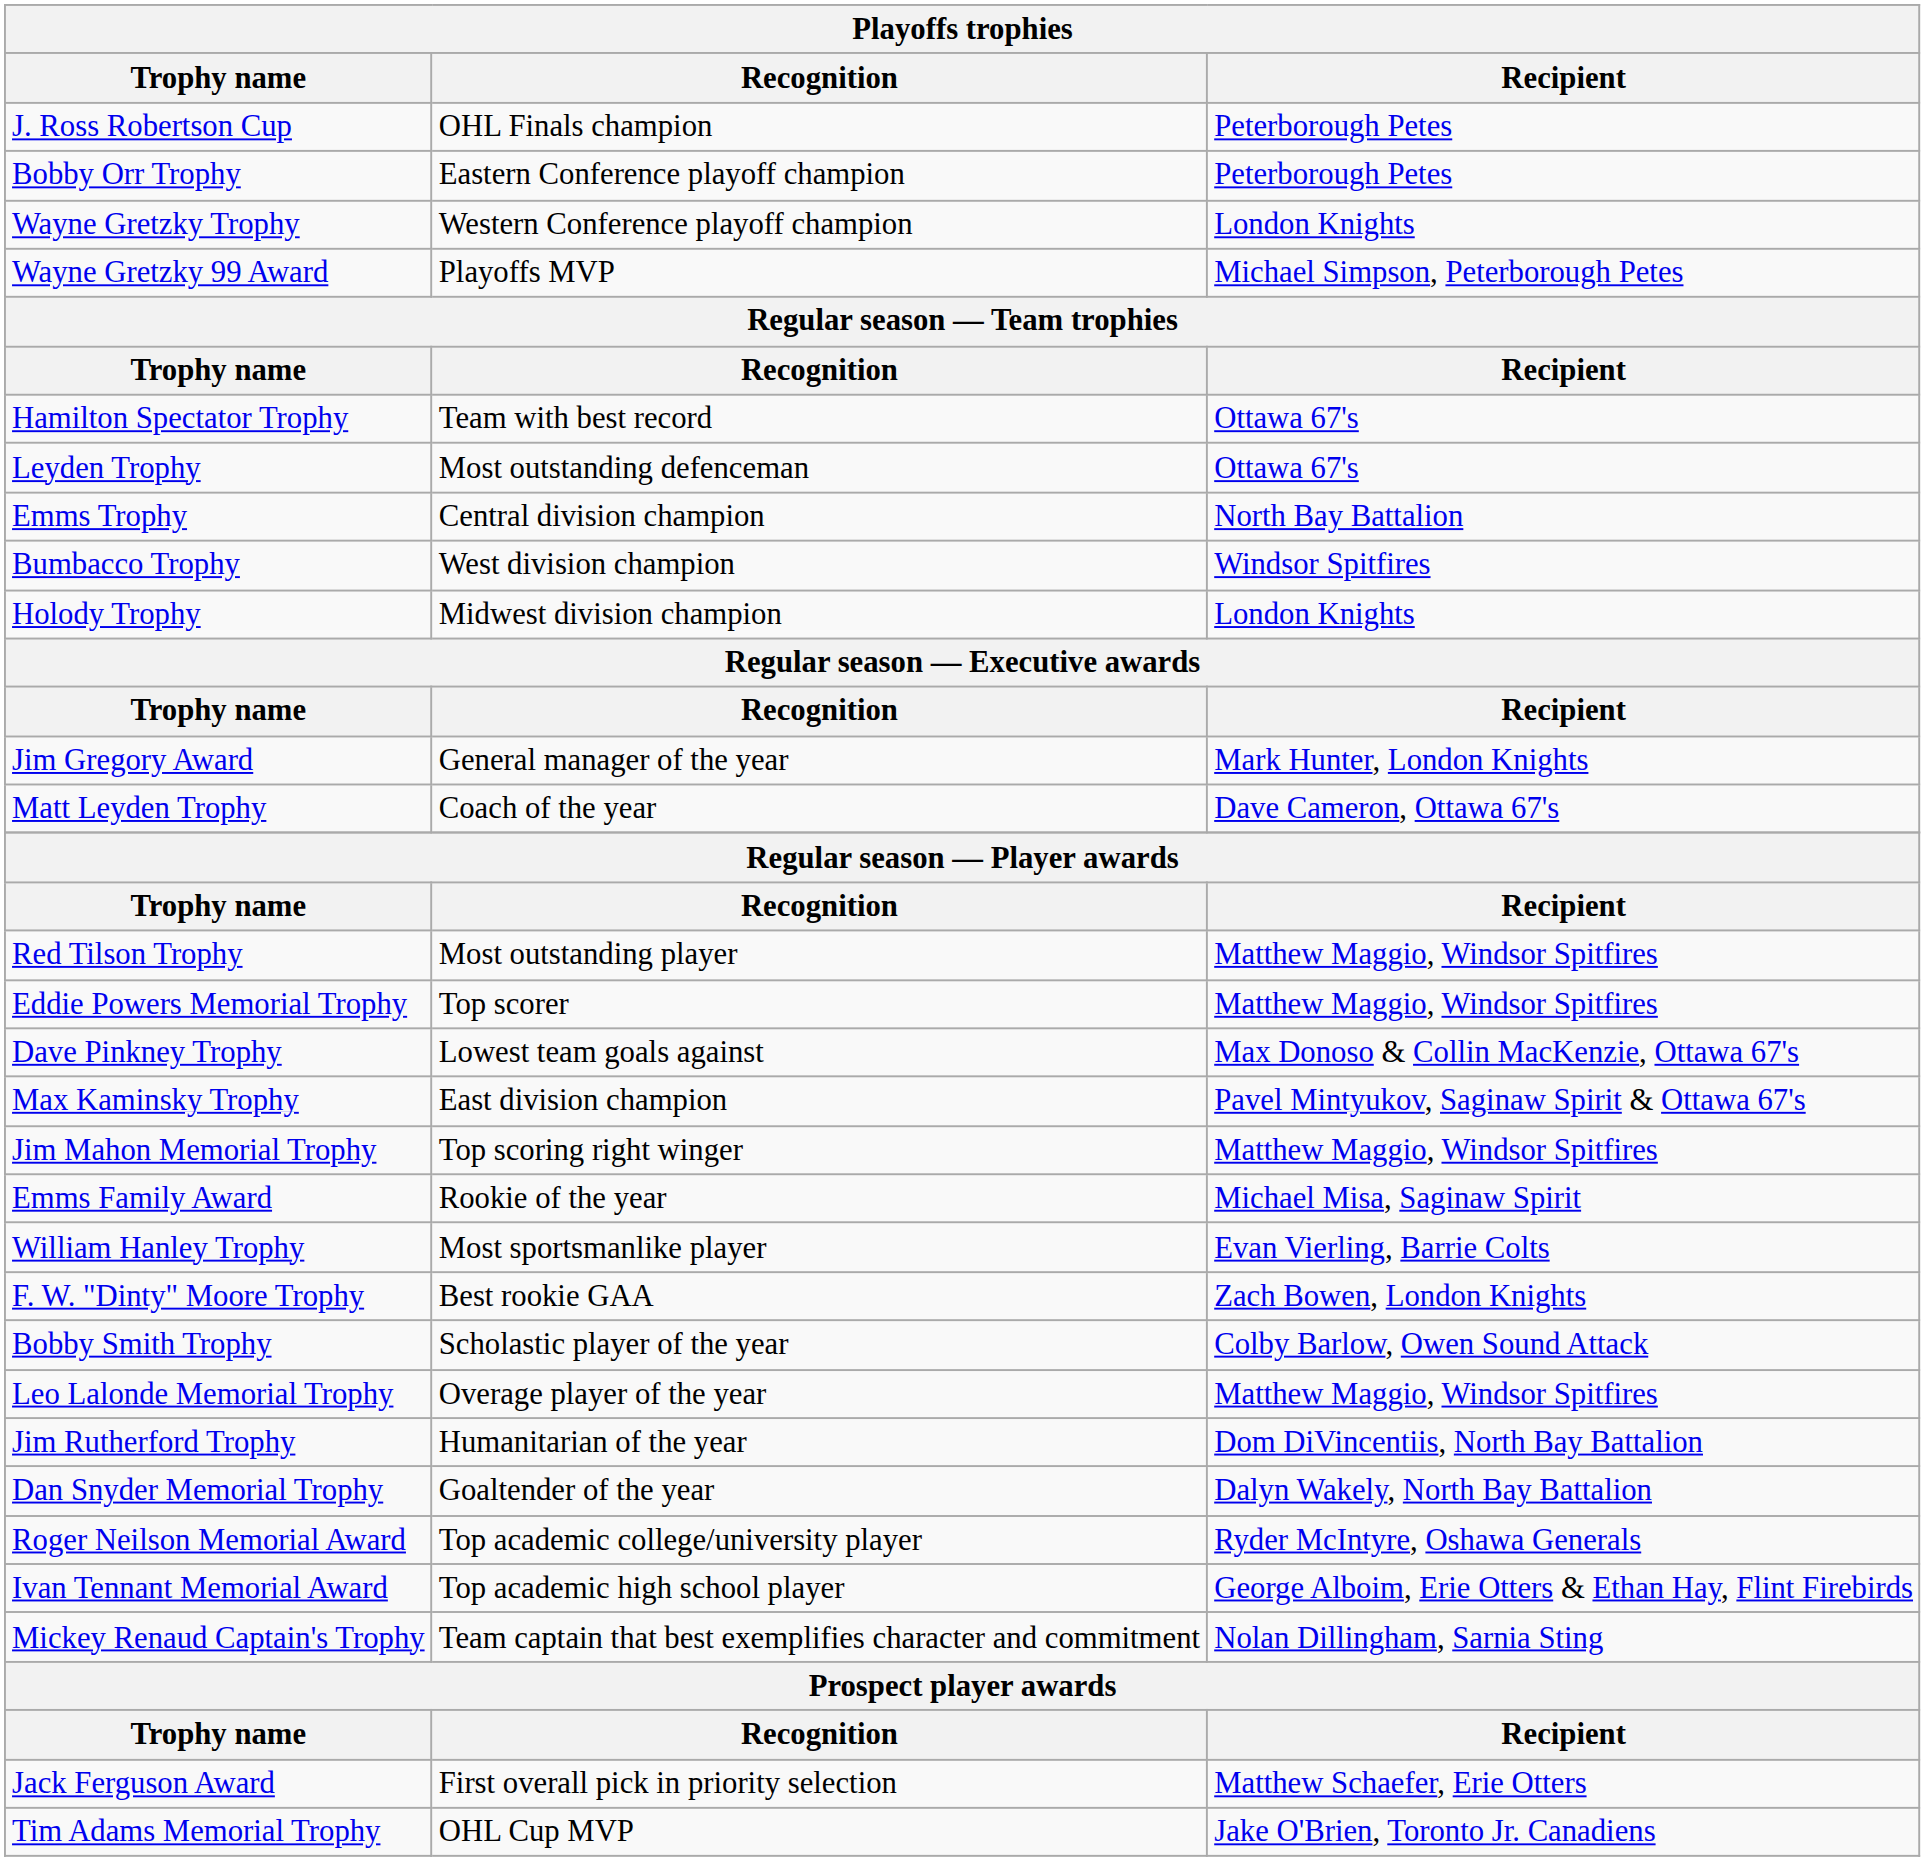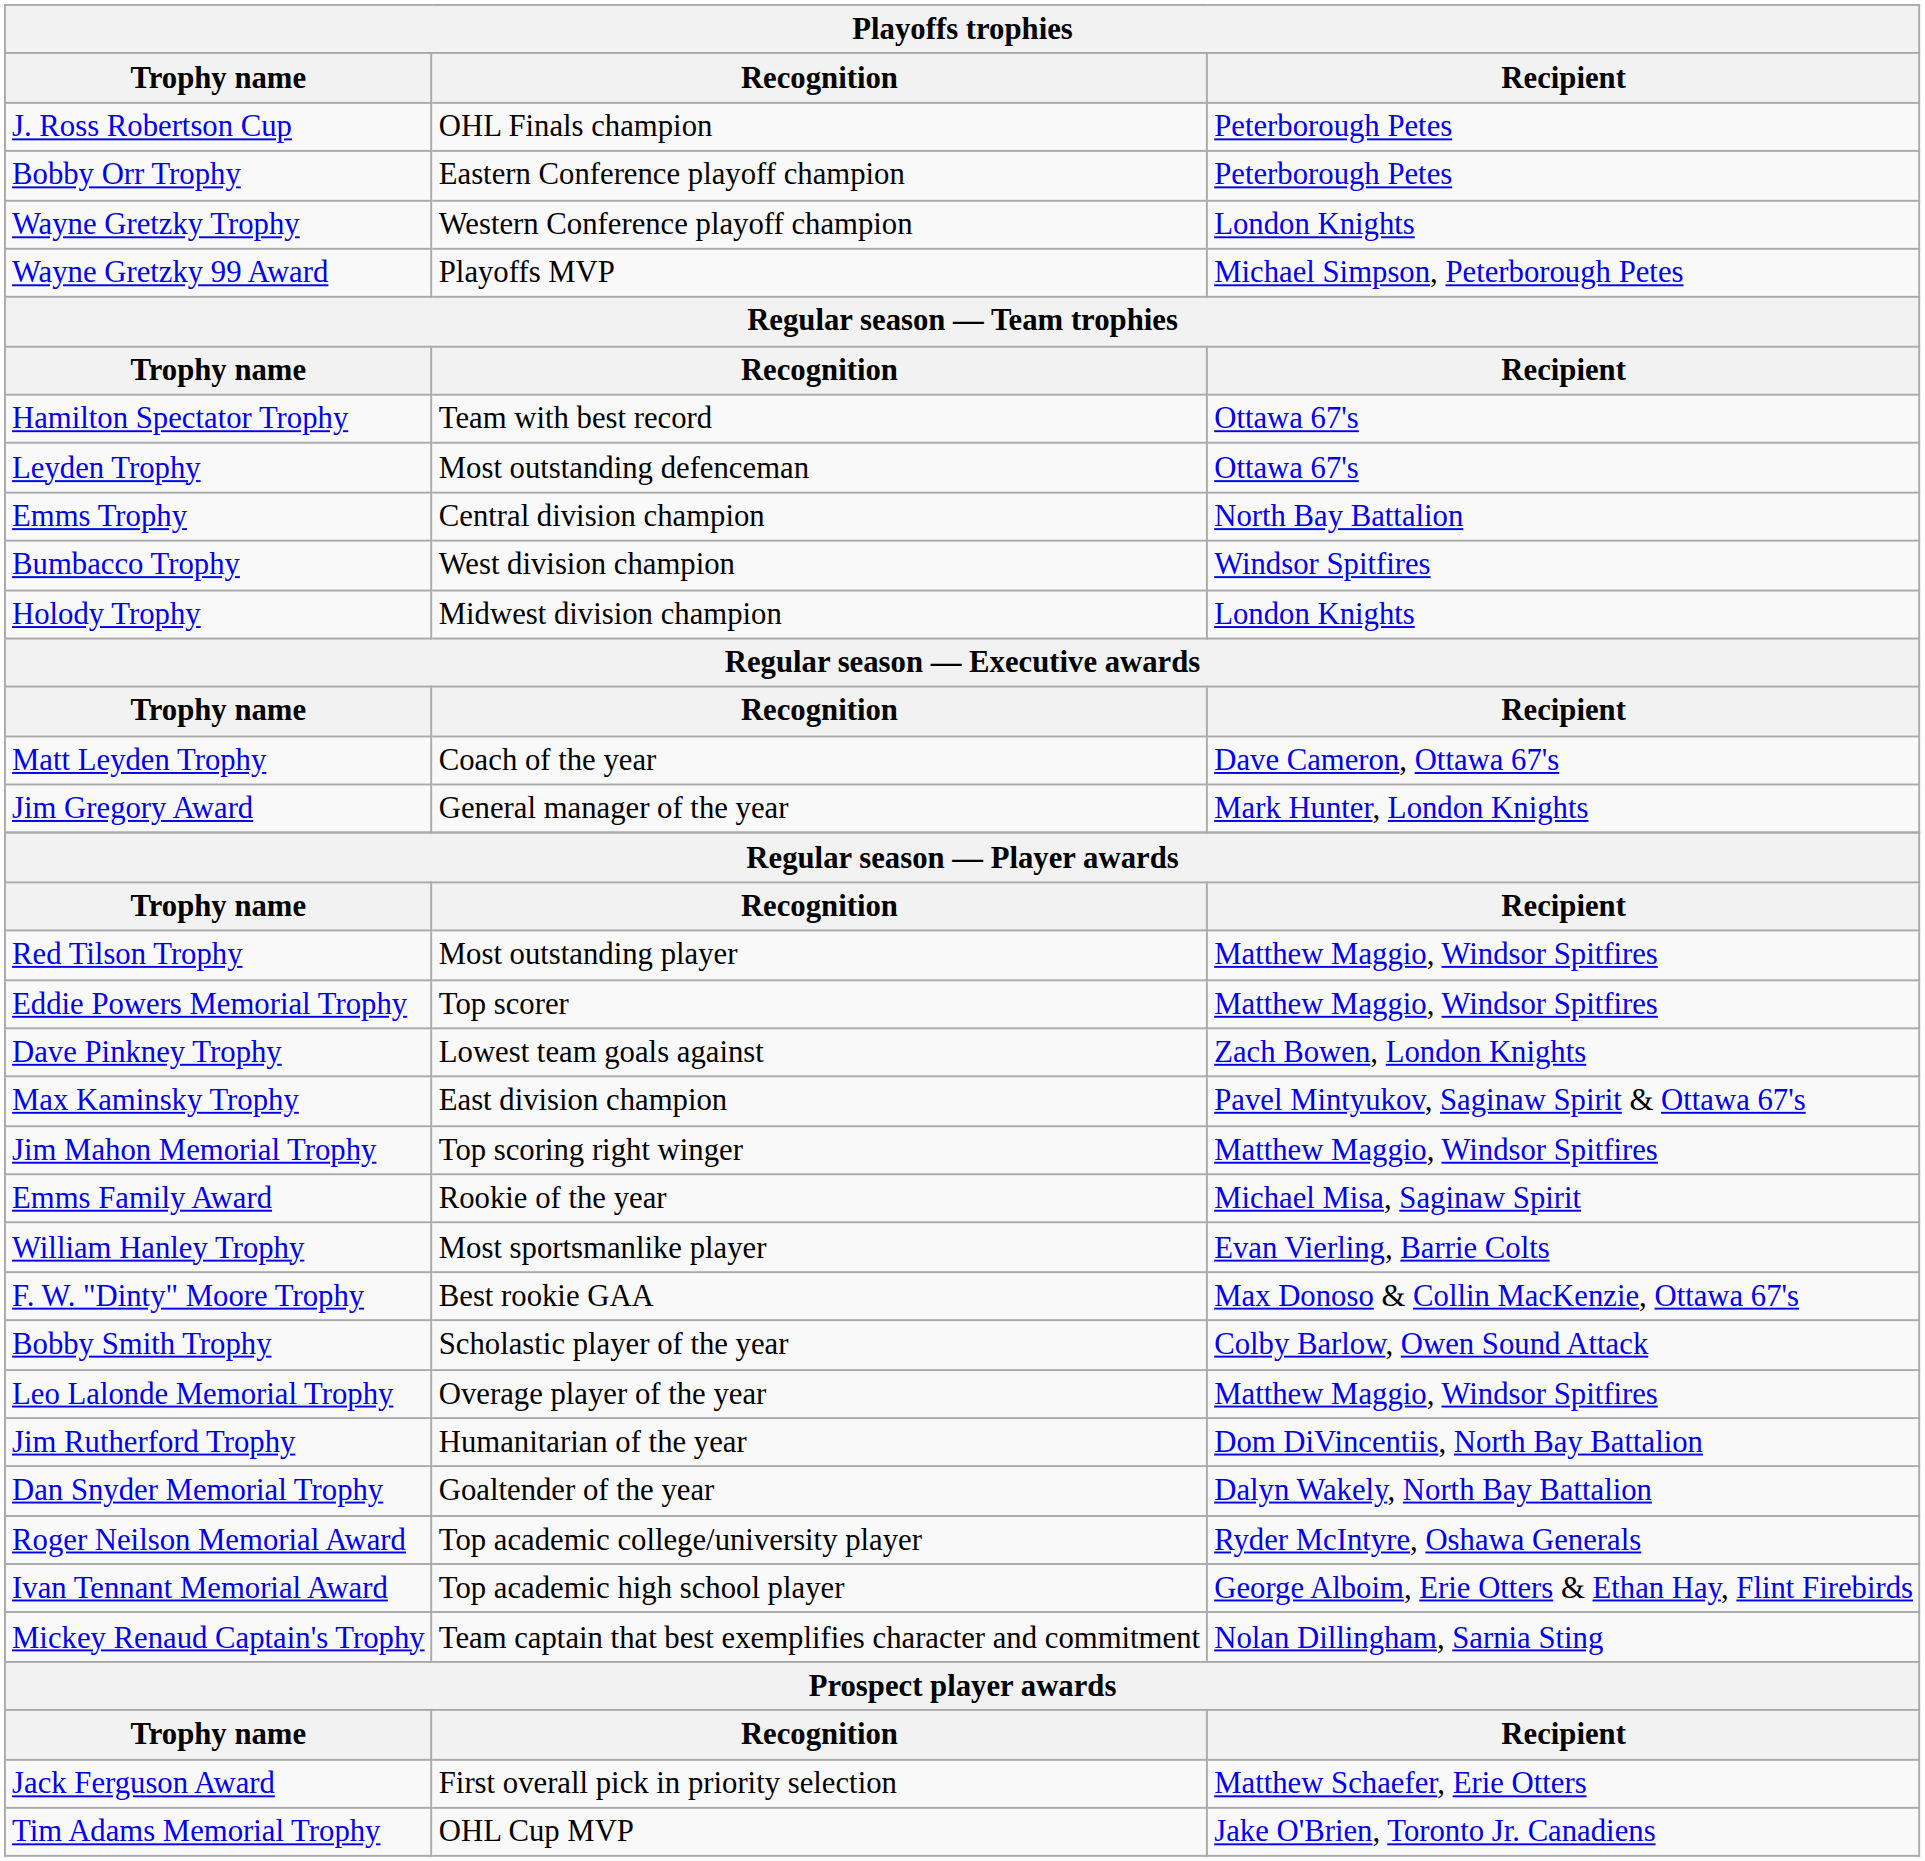rows swapped: (139, 808) <-> (133, 759)
(1507, 1051) Max Donoso & Collin MacKenzie, Ottawa 67's -> (1400, 1051) Zach Bowen, London Knights
(1400, 1295) Zach Bowen, London Knights -> (1507, 1295) Max Donoso & Collin MacKenzie, Ottawa 67's
